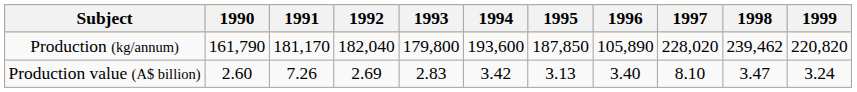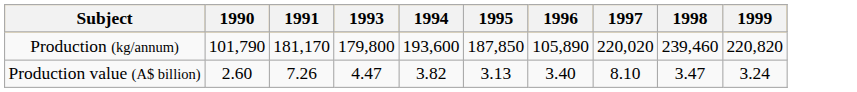- column: (366, 18)
(237, 45) 161,790 -> (237, 45) 101,790
(690, 45) 228,020 -> (625, 45) 220,020
(755, 45) 239,462 -> (690, 45) 239,460
(431, 73) 2.83 -> (366, 73) 4.47
(496, 73) 3.42 -> (431, 73) 3.82
